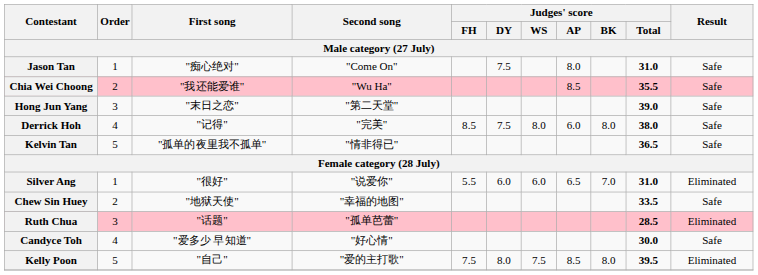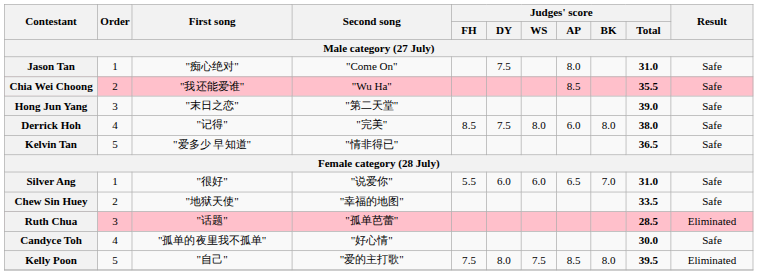(212, 144) "孤单的夜里我不孤单" -> (212, 144) "爱多少 早知道"
(712, 182) Eliminated -> (712, 182) Safe
(212, 240) "爱多少 早知道" -> (212, 240) "孤单的夜里我不孤单"
